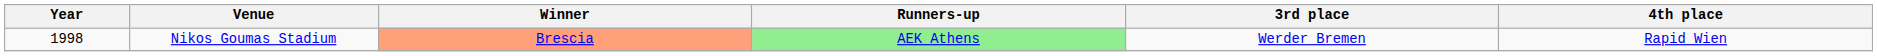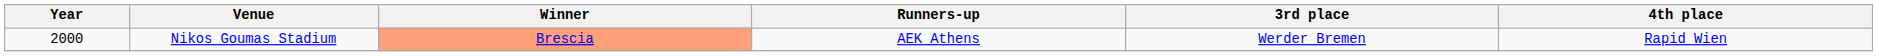(67, 39) 1998 -> (67, 39) 2000
(939, 39) lightgreen background -> (939, 39) no background
